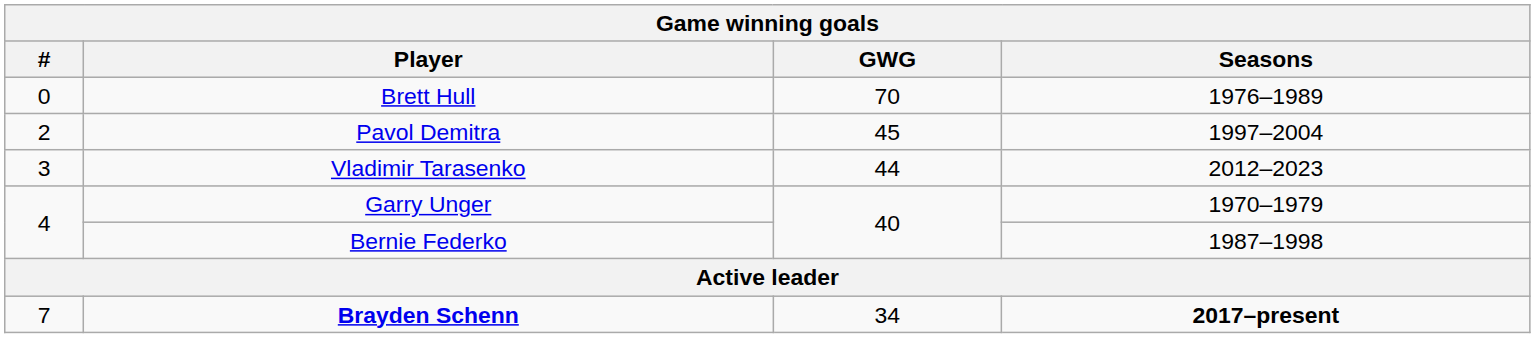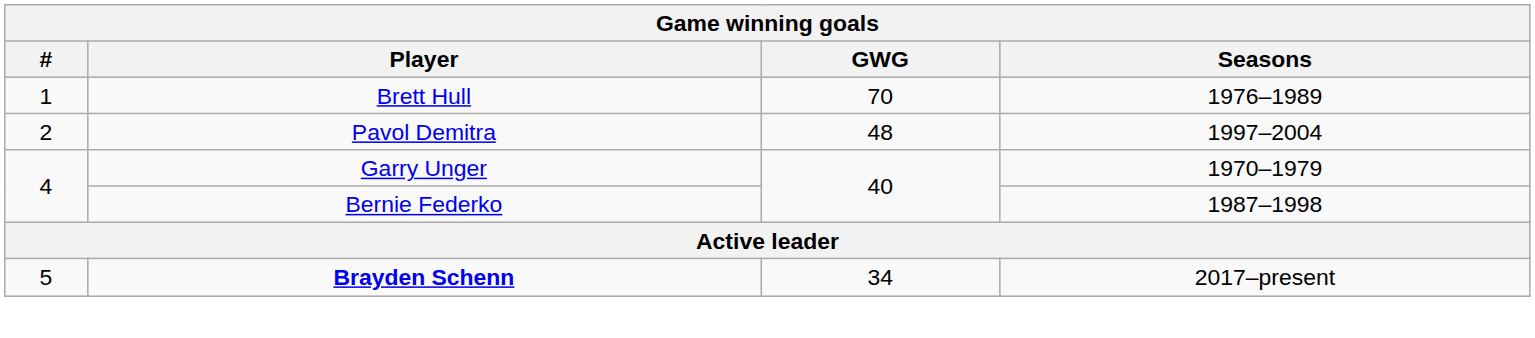(44, 96) 0 -> (46, 96) 1
(887, 132) 45 -> (880, 132) 48
- row: (428, 168)
(44, 314) 7 -> (46, 277) 5
(1266, 314) bold -> (1265, 277) normal
